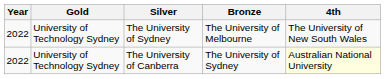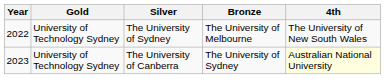(18, 60) 2022 -> (18, 60) 2023
